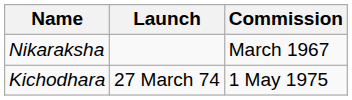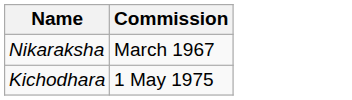- column: (167, 19)
